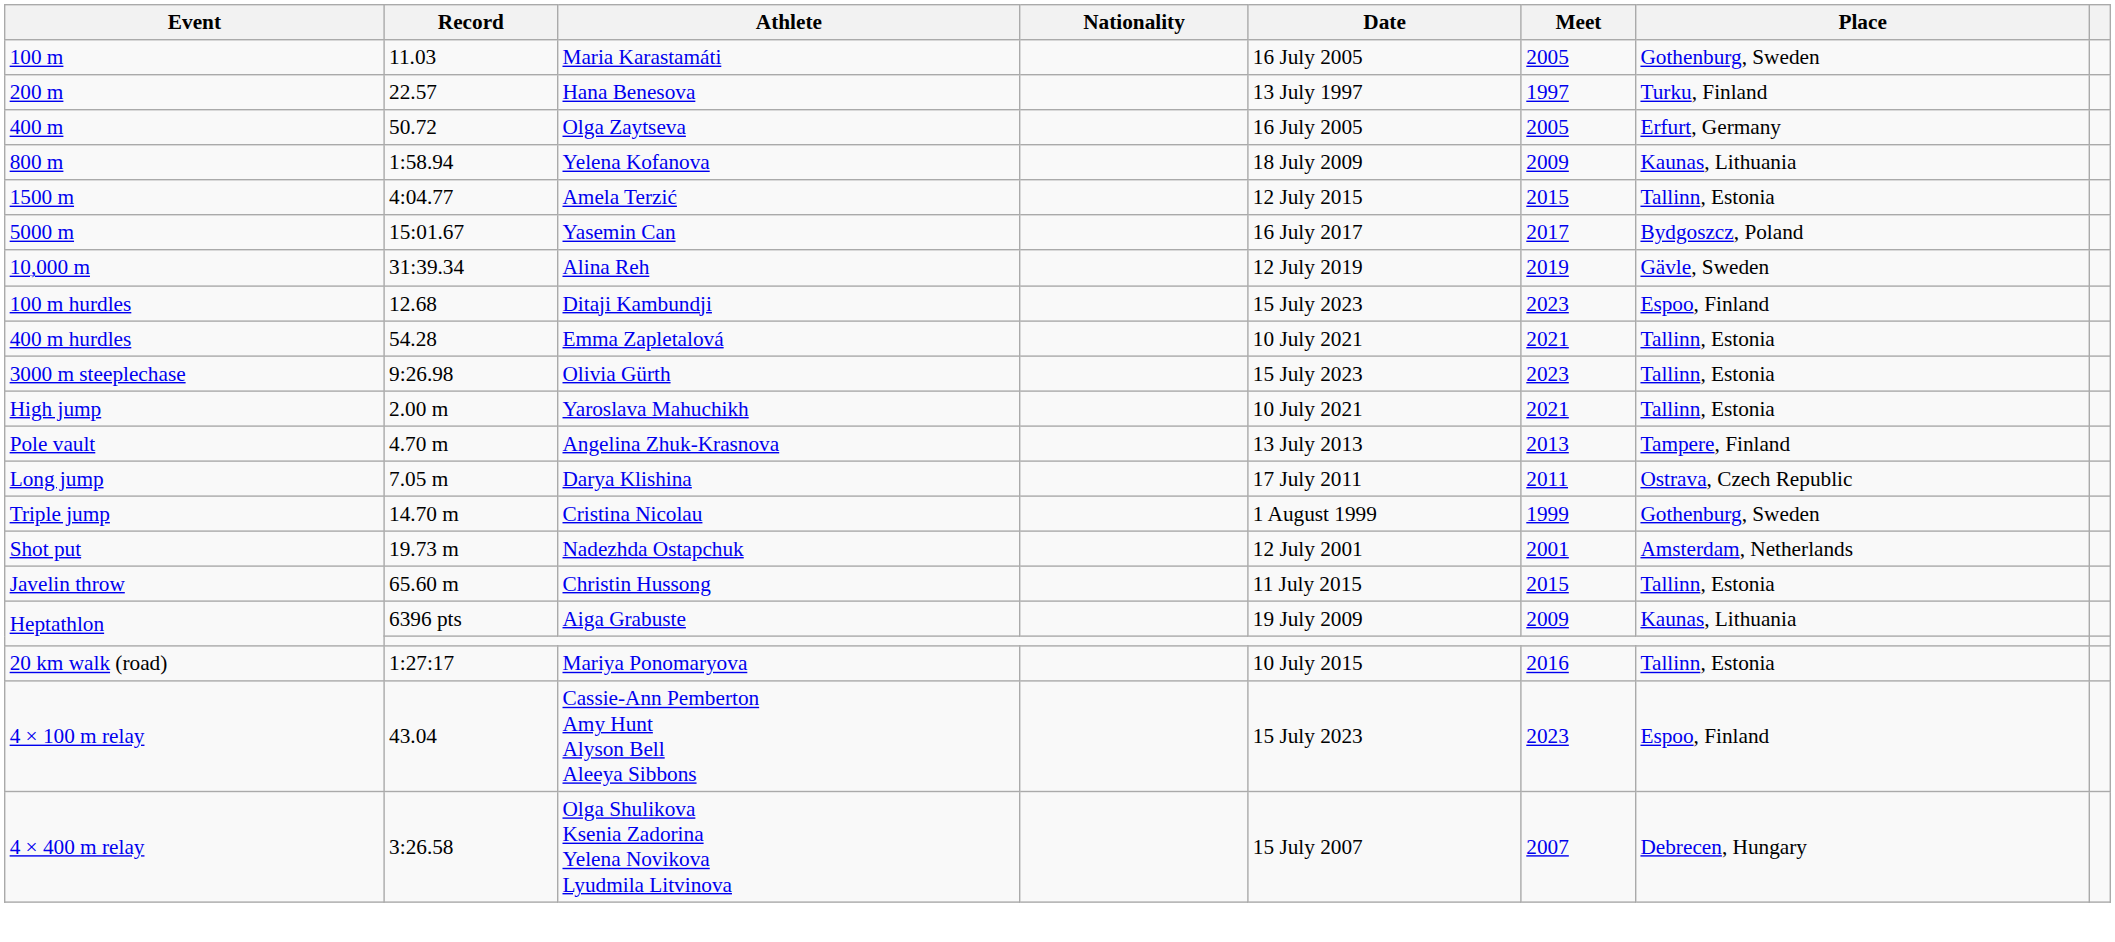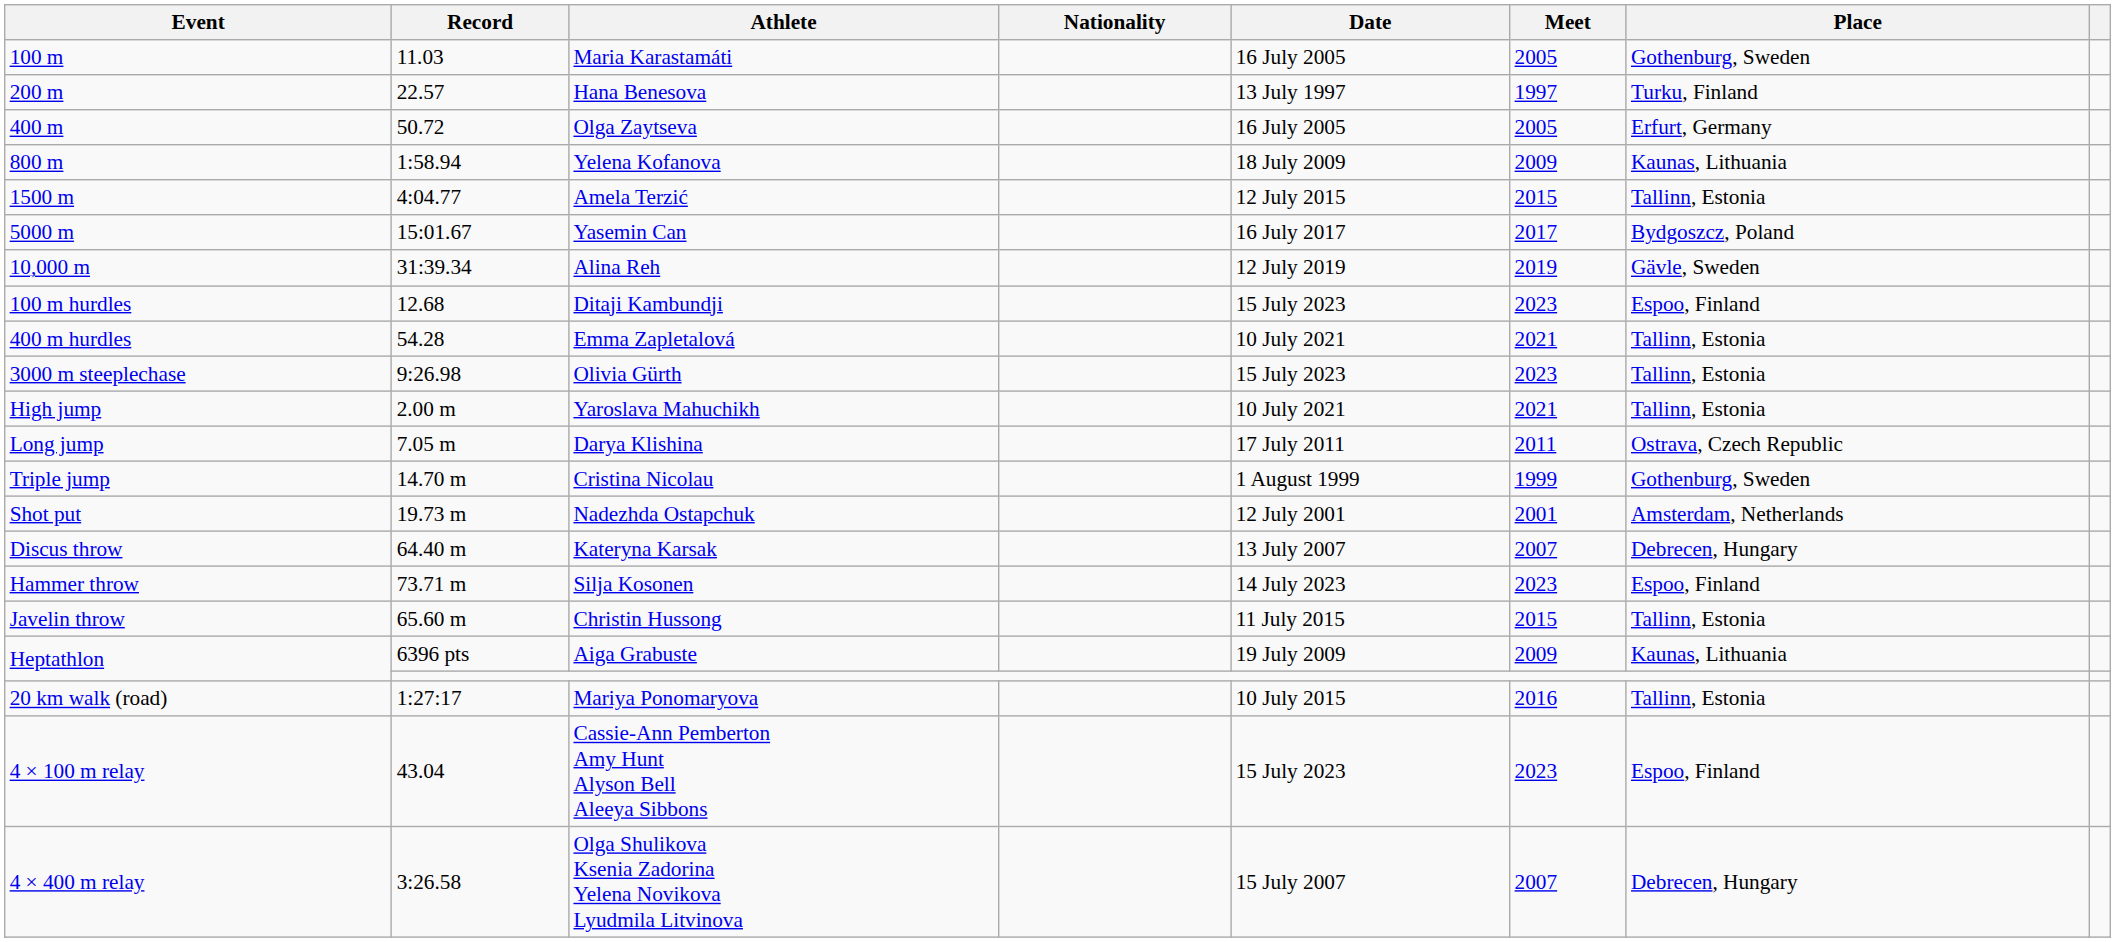- row: (671, 443)
+ row: (645, 548)
+ row: (633, 583)
